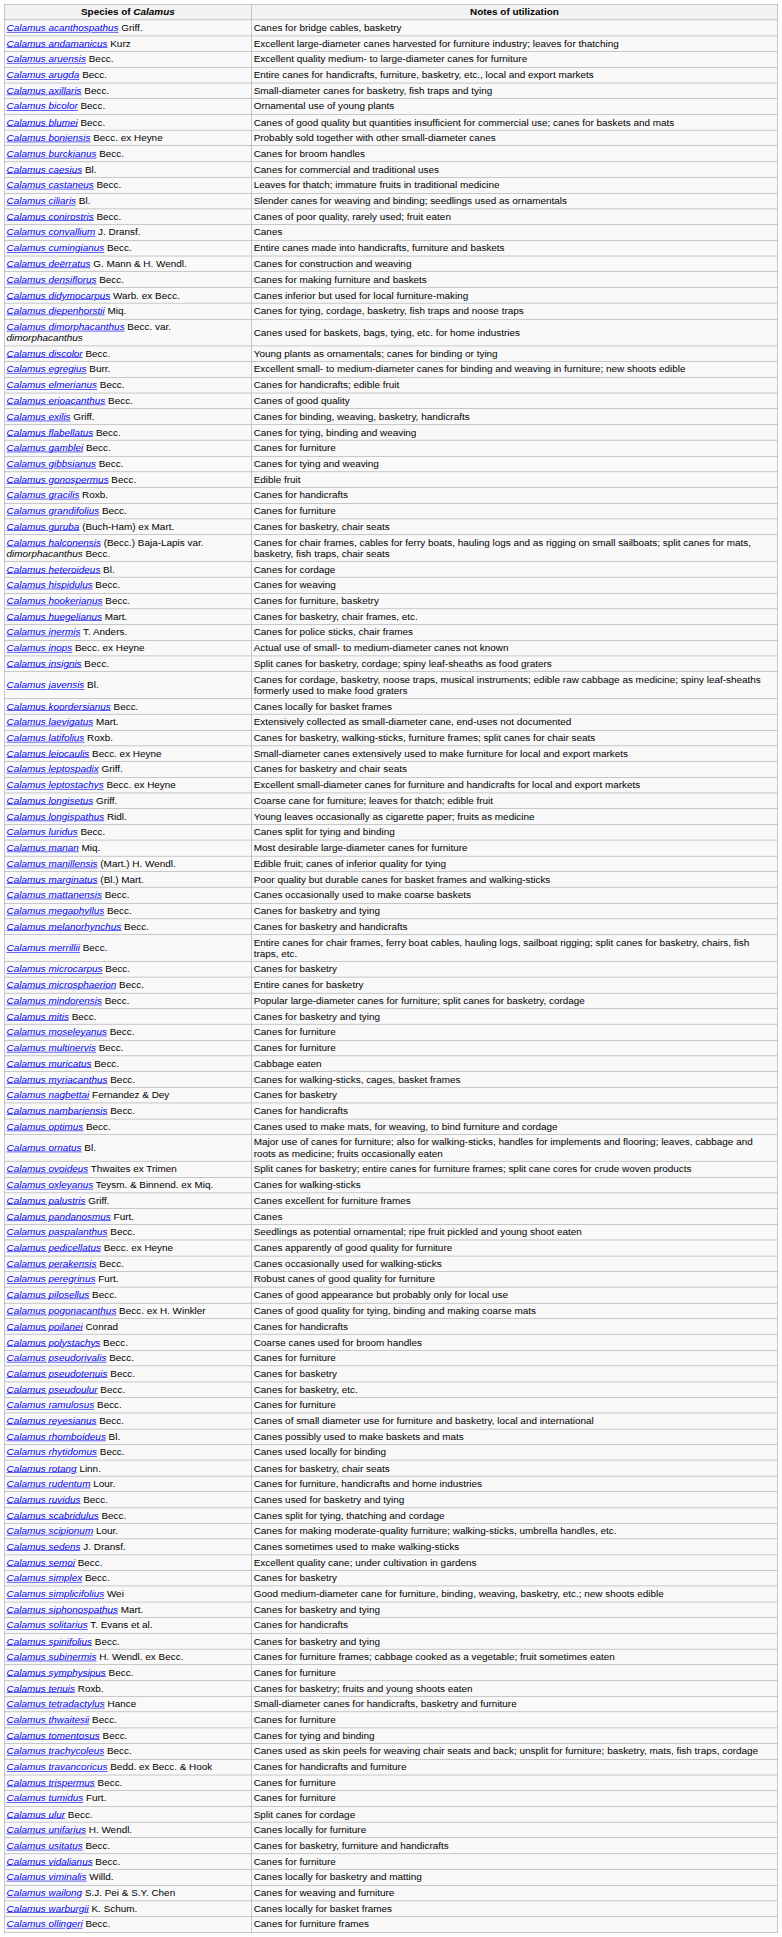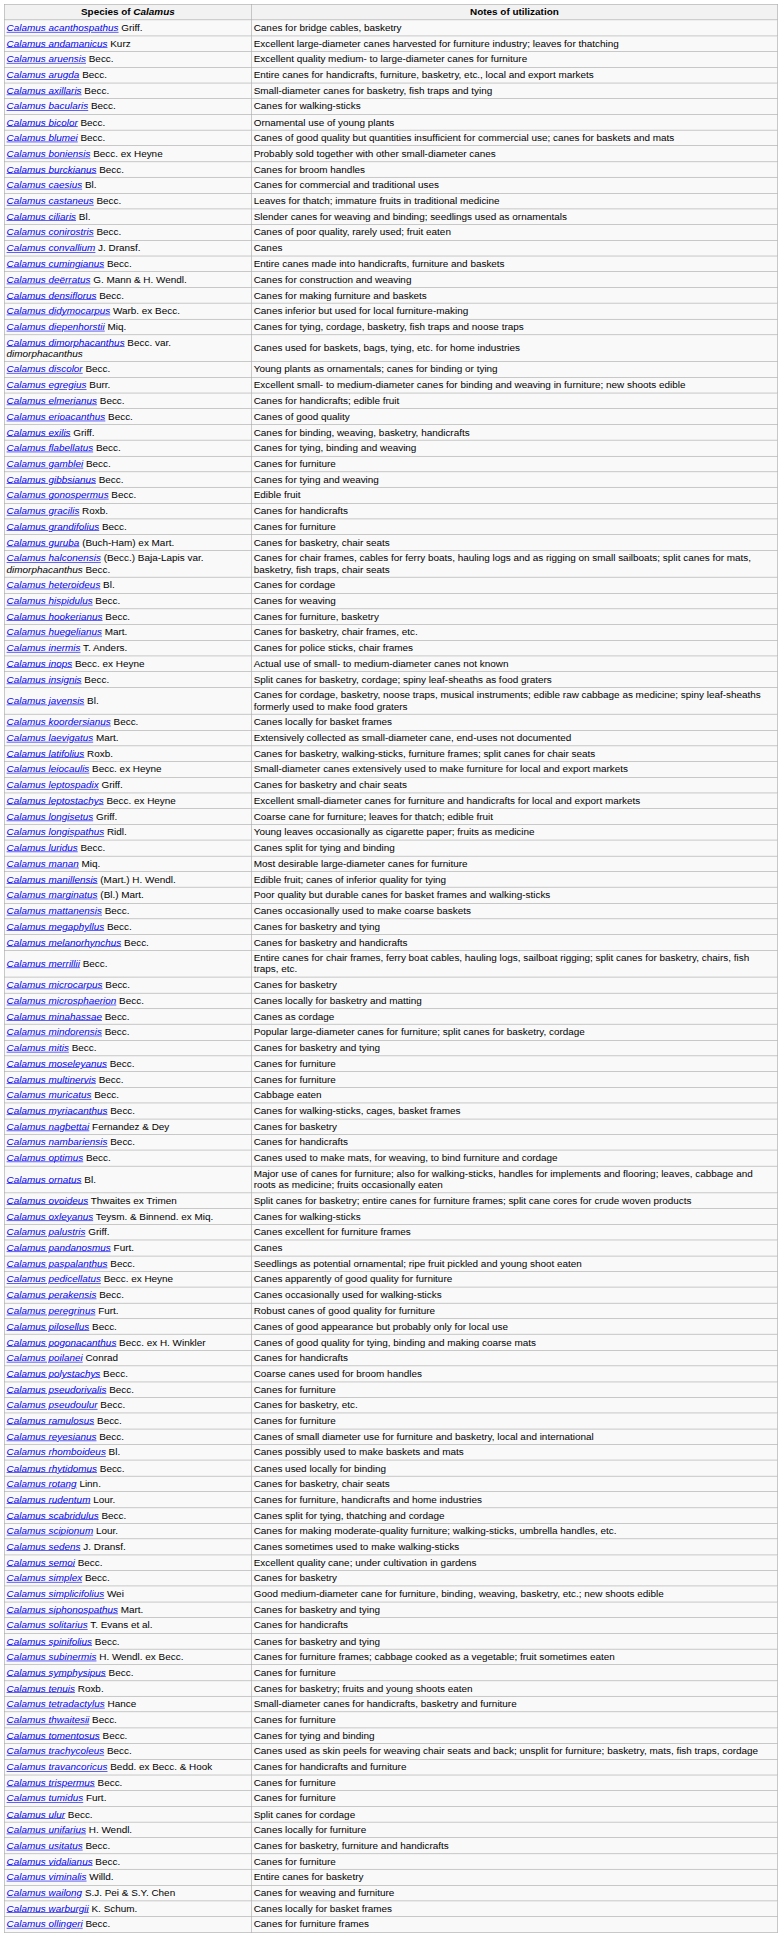+ row: (61, 106)
(309, 985) Entire canes for basketry -> (338, 1000) Canes locally for basketry and matting
+ row: (68, 1016)
- row: (71, 1373)
- row: (57, 1499)
(338, 1877) Canes locally for basketry and matting -> (309, 1877) Entire canes for basketry
